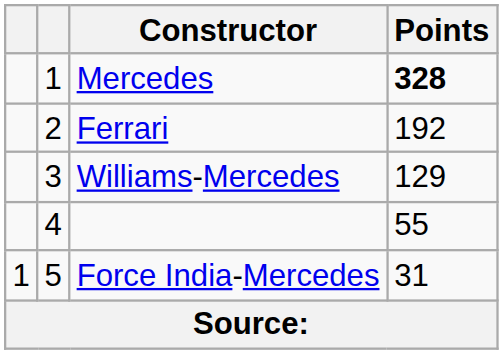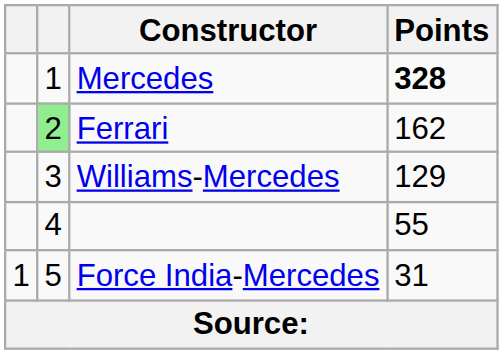(53, 127) no background -> (53, 127) lightgreen background
(420, 127) 192 -> (420, 127) 162
